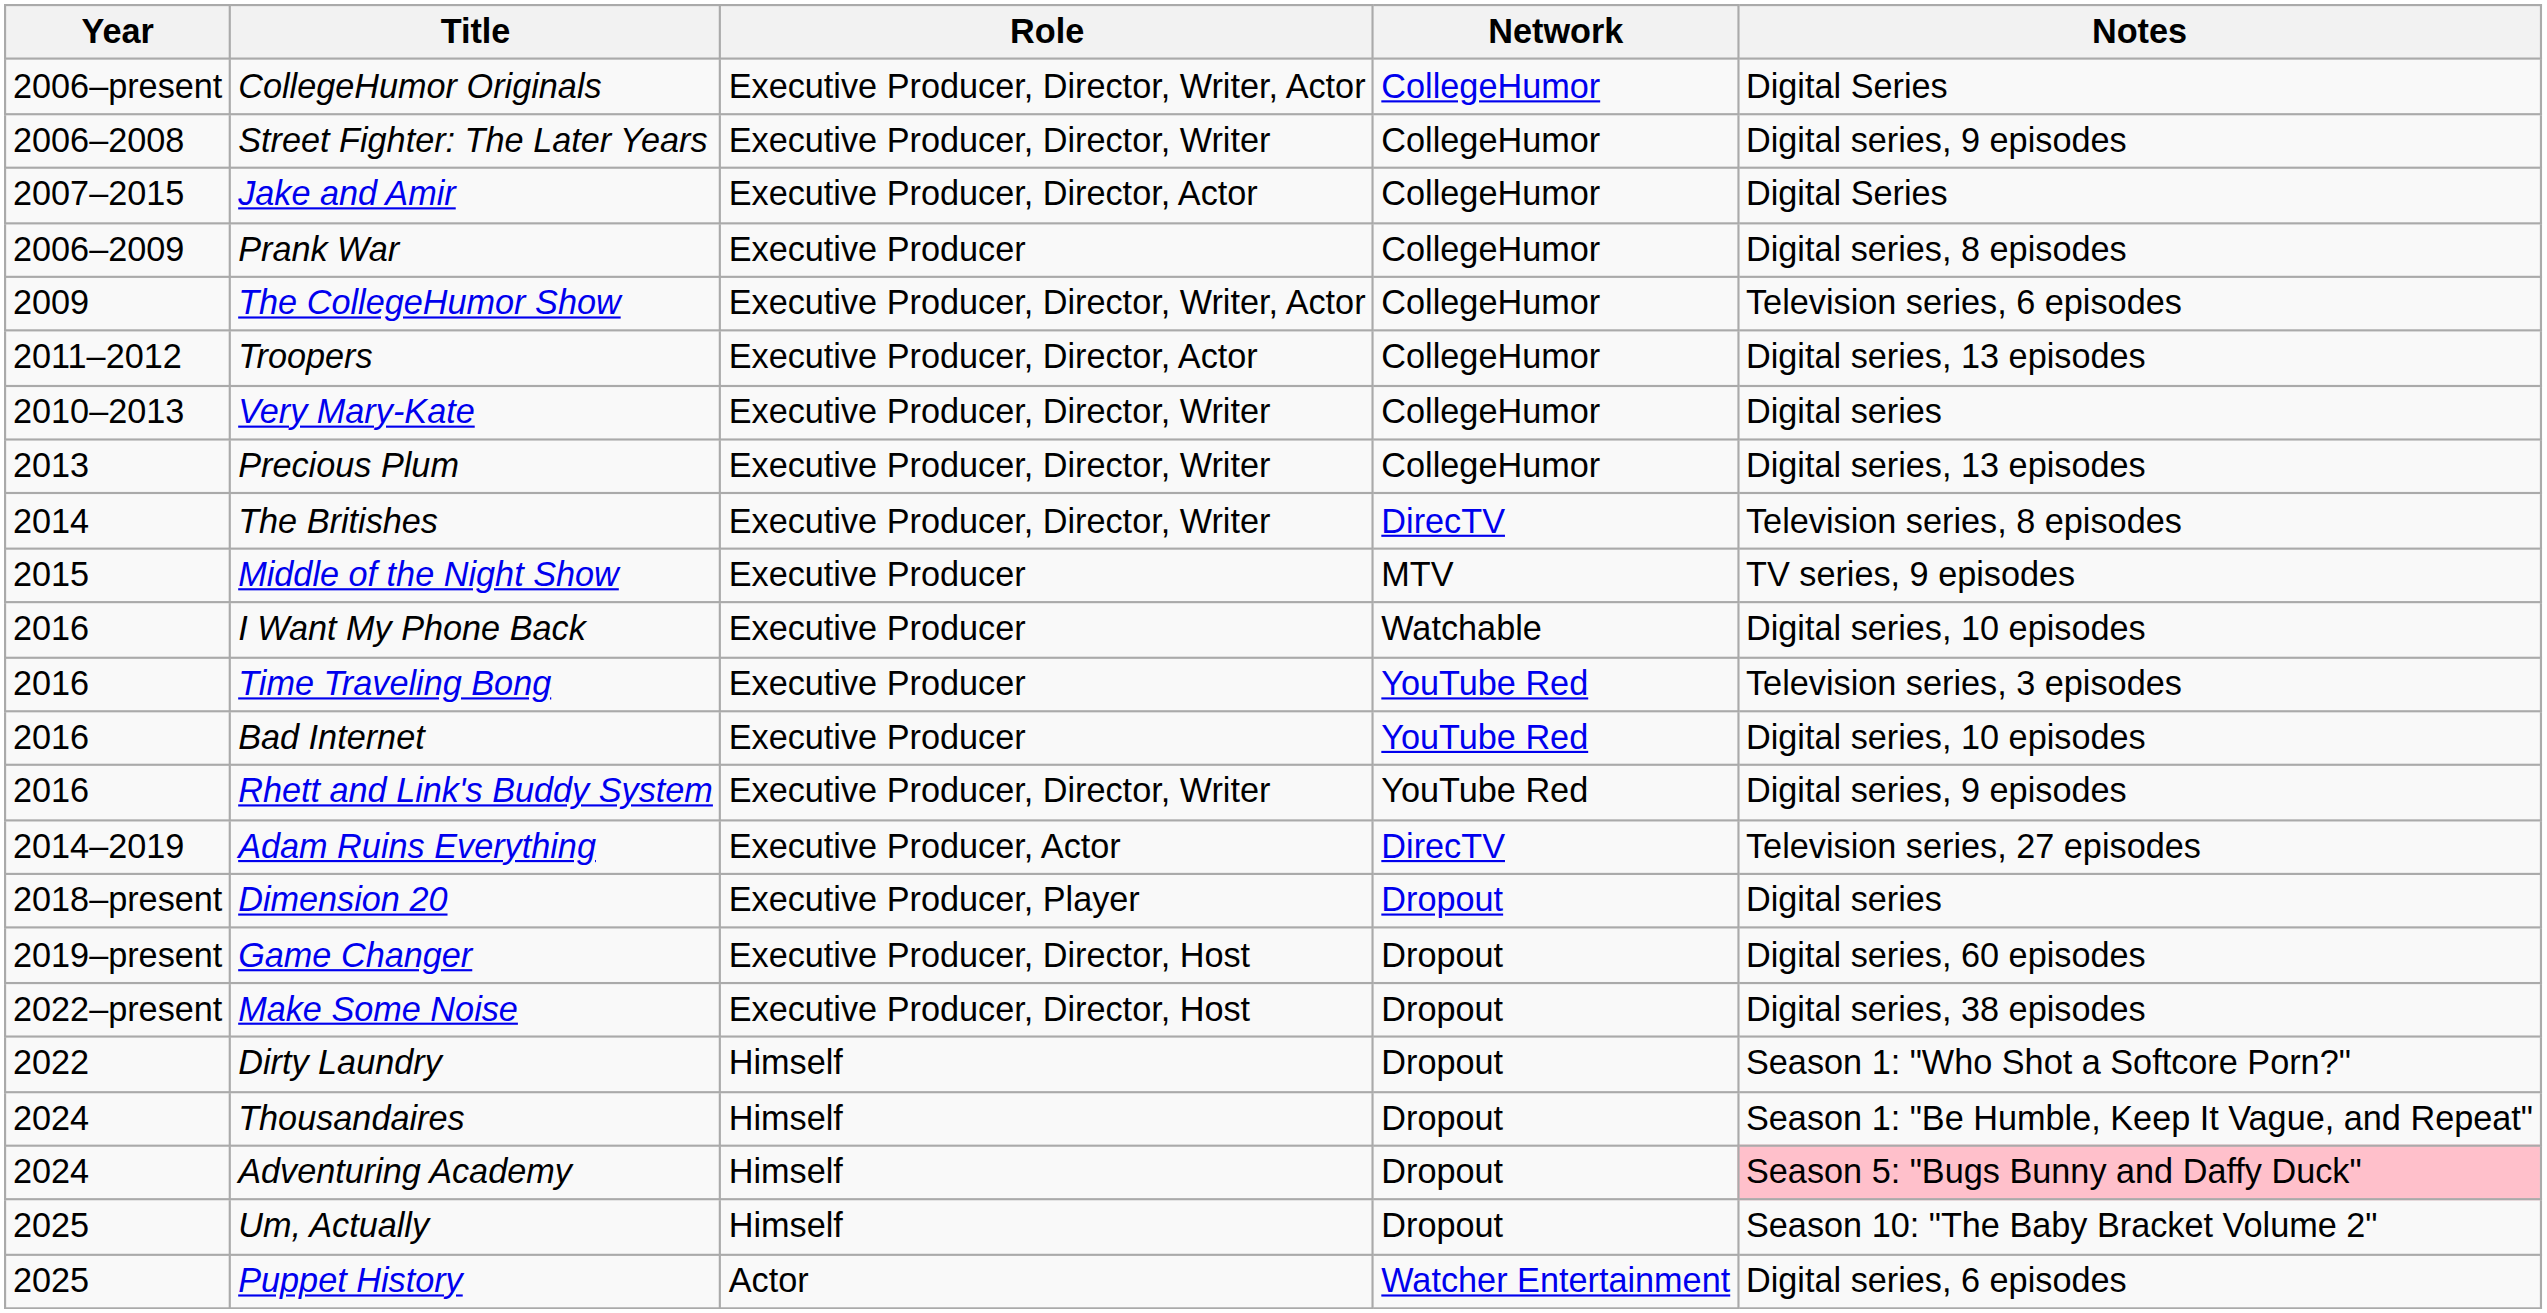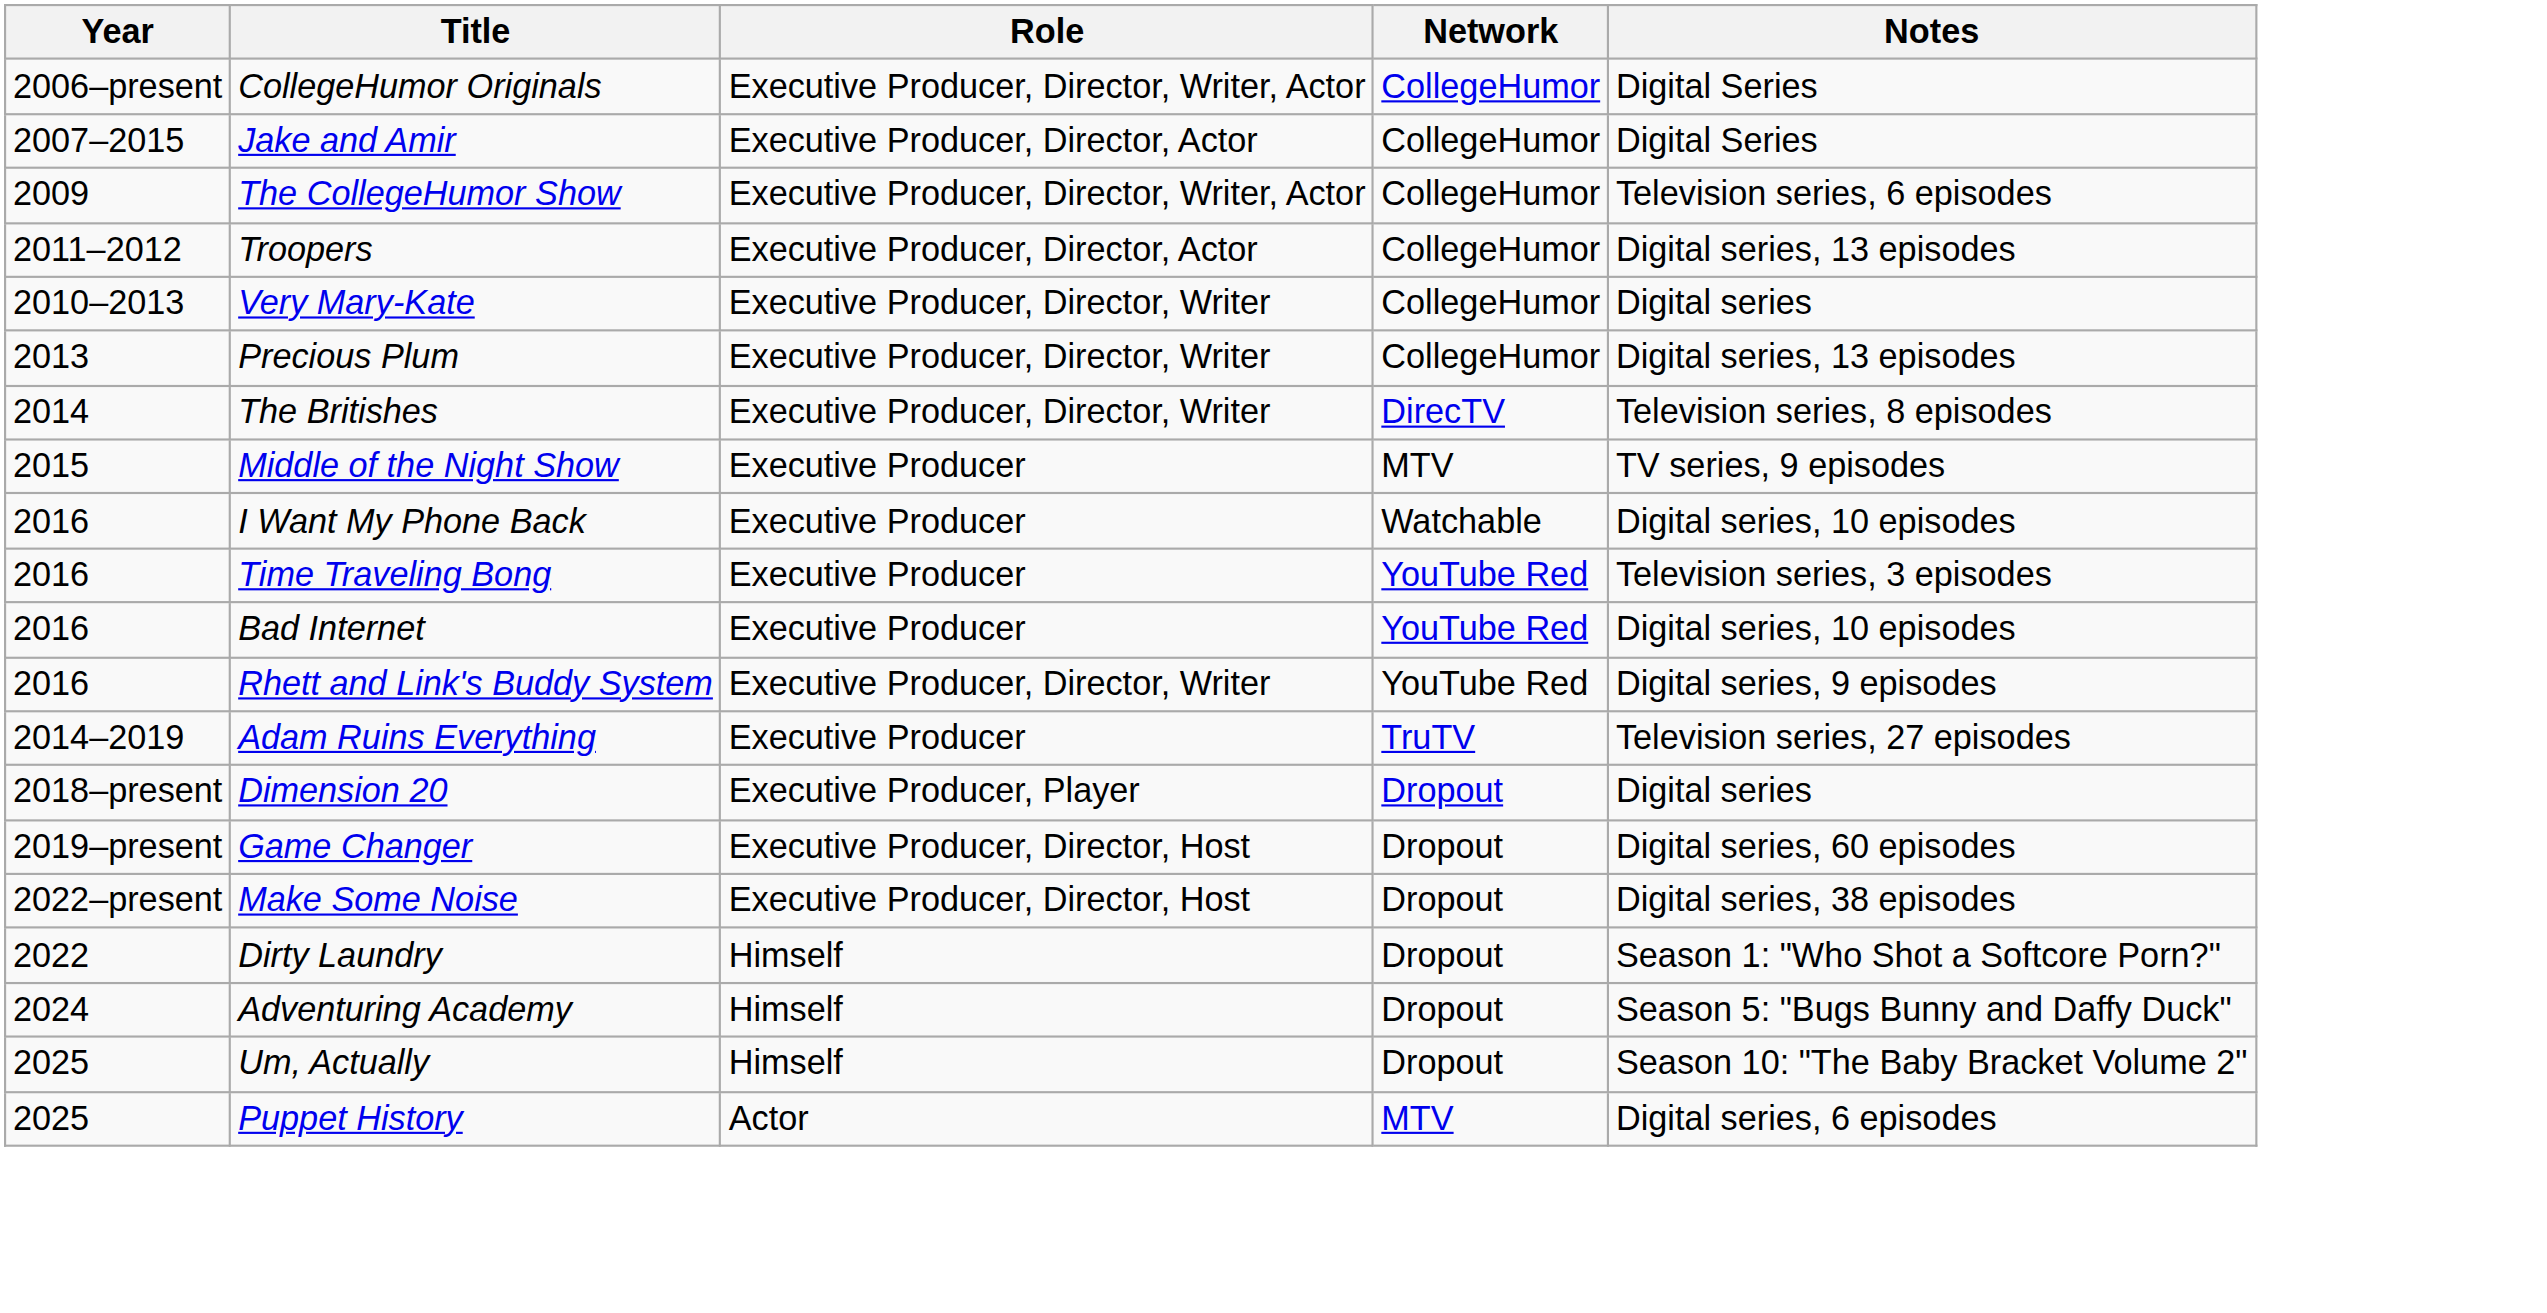- row: (473, 140)
- row: (319, 248)
(925, 846) Executive Producer, Actor -> (877, 737) Executive Producer
(1443, 846) DirecTV -> (1428, 737) TruTV
- row: (351, 1117)
(2054, 1172) pink background -> (1924, 1009) no background
(1556, 1280) Watcher Entertainment -> (1417, 1117) MTV
